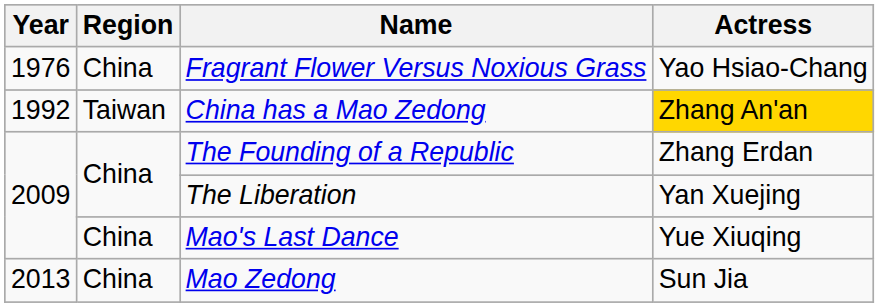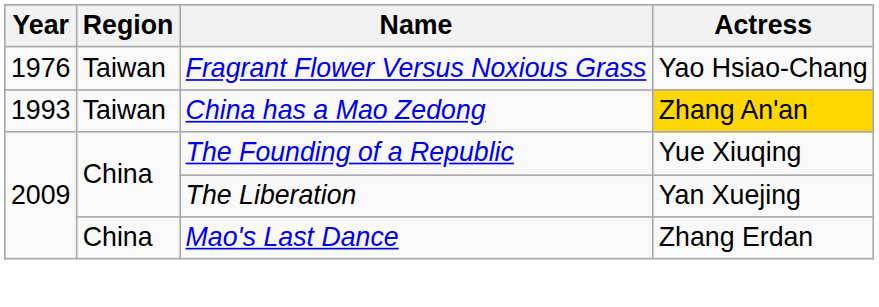(118, 68) China -> (124, 68) Taiwan
(41, 110) 1992 -> (41, 110) 1993
(736, 152) Zhang Erdan -> (730, 152) Yue Xiuqing
(730, 237) Yue Xiuqing -> (736, 237) Zhang Erdan
- row: (261, 279)
